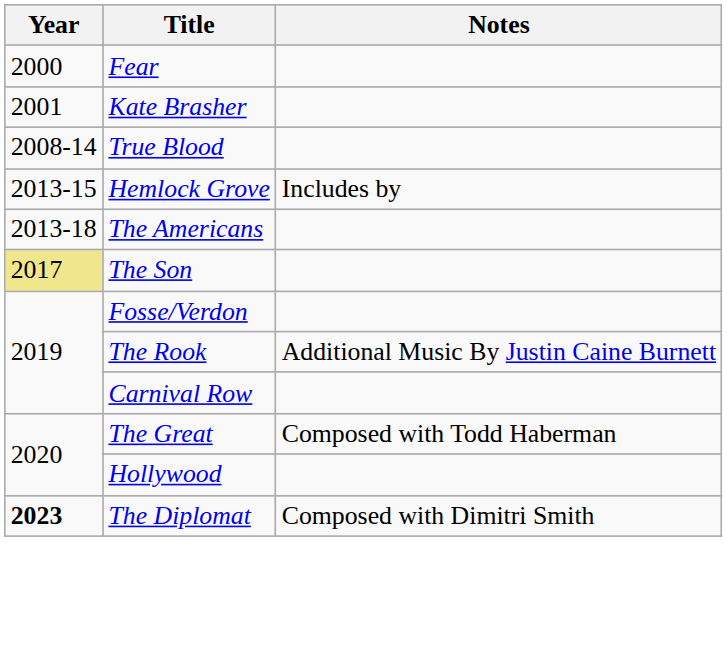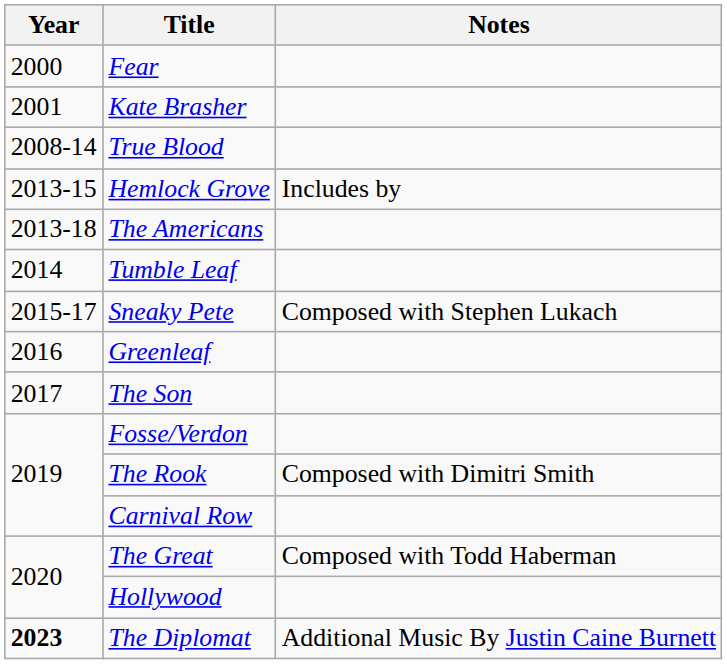+ row: (173, 270)
+ row: (171, 310)
+ row: (160, 351)
(37, 270) khaki background -> (37, 392) no background
(499, 351) Additional Music By Justin Caine Burnett -> (438, 474) Composed with Dimitri Smith
(438, 515) Composed with Dimitri Smith -> (499, 637) Additional Music By Justin Caine Burnett
